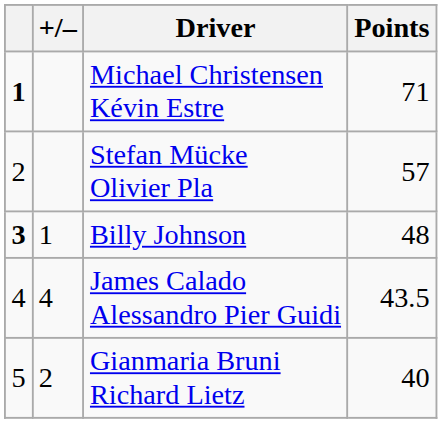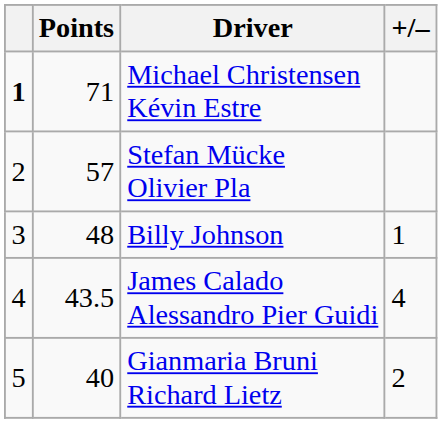columns swapped: (58, 27) <-> (392, 27)
(19, 234) bold -> (19, 234) normal
